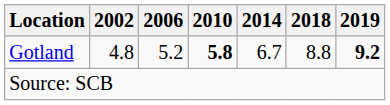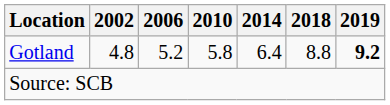(220, 52) bold -> (220, 52) normal
(269, 52) 6.7 -> (269, 52) 6.4
